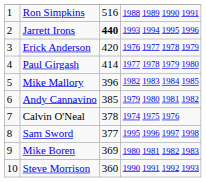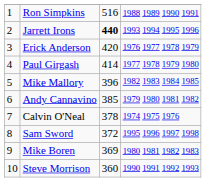(110, 133) 377 -> (110, 133) 372
